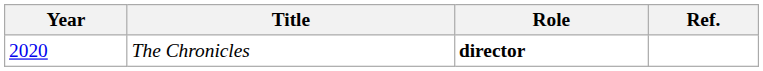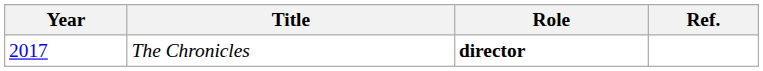(28, 50) 2020 -> (28, 50) 2017
